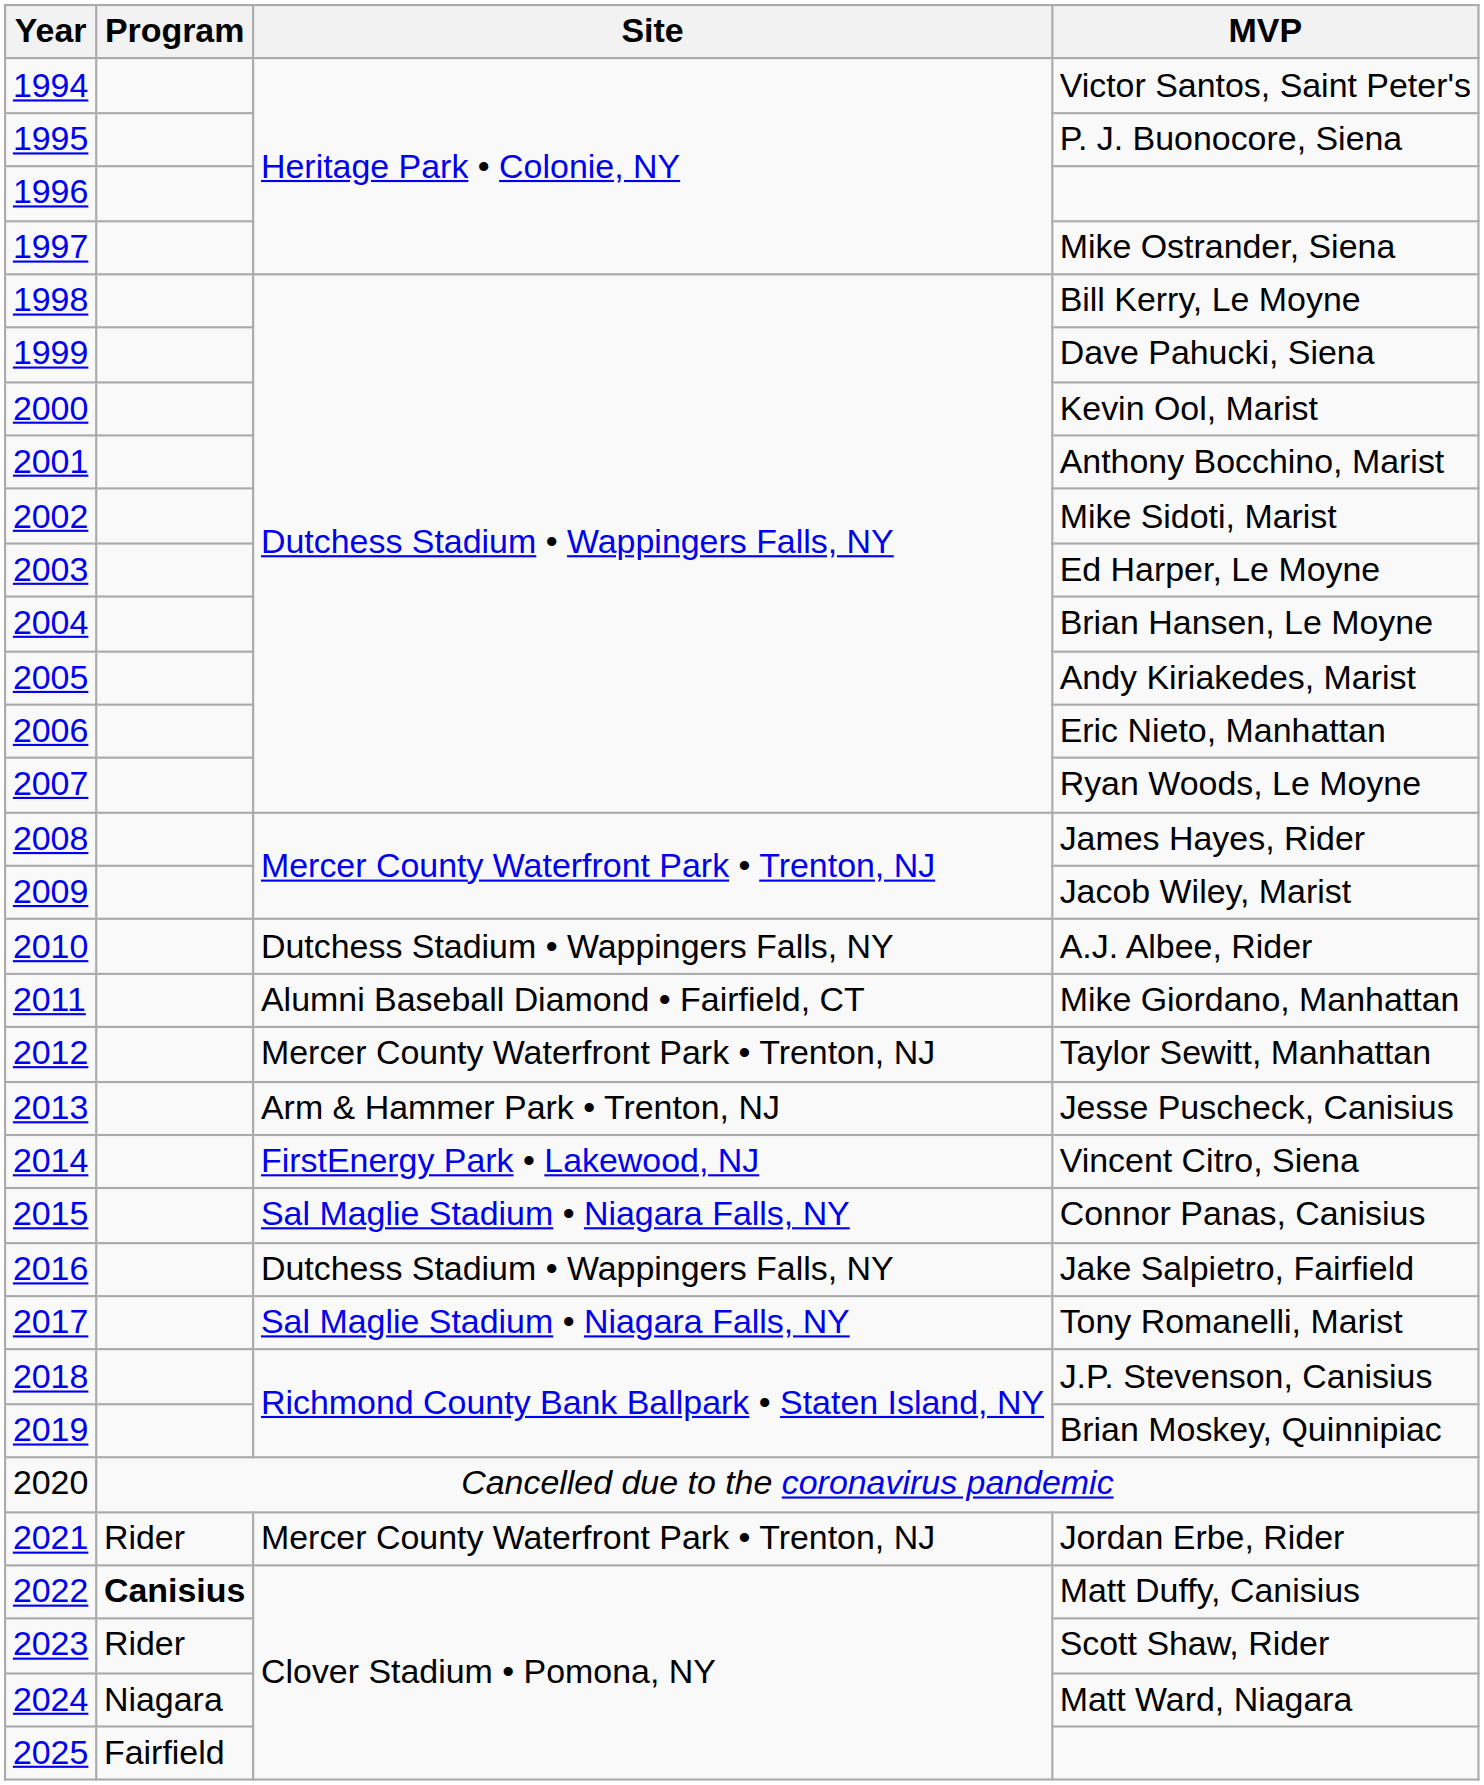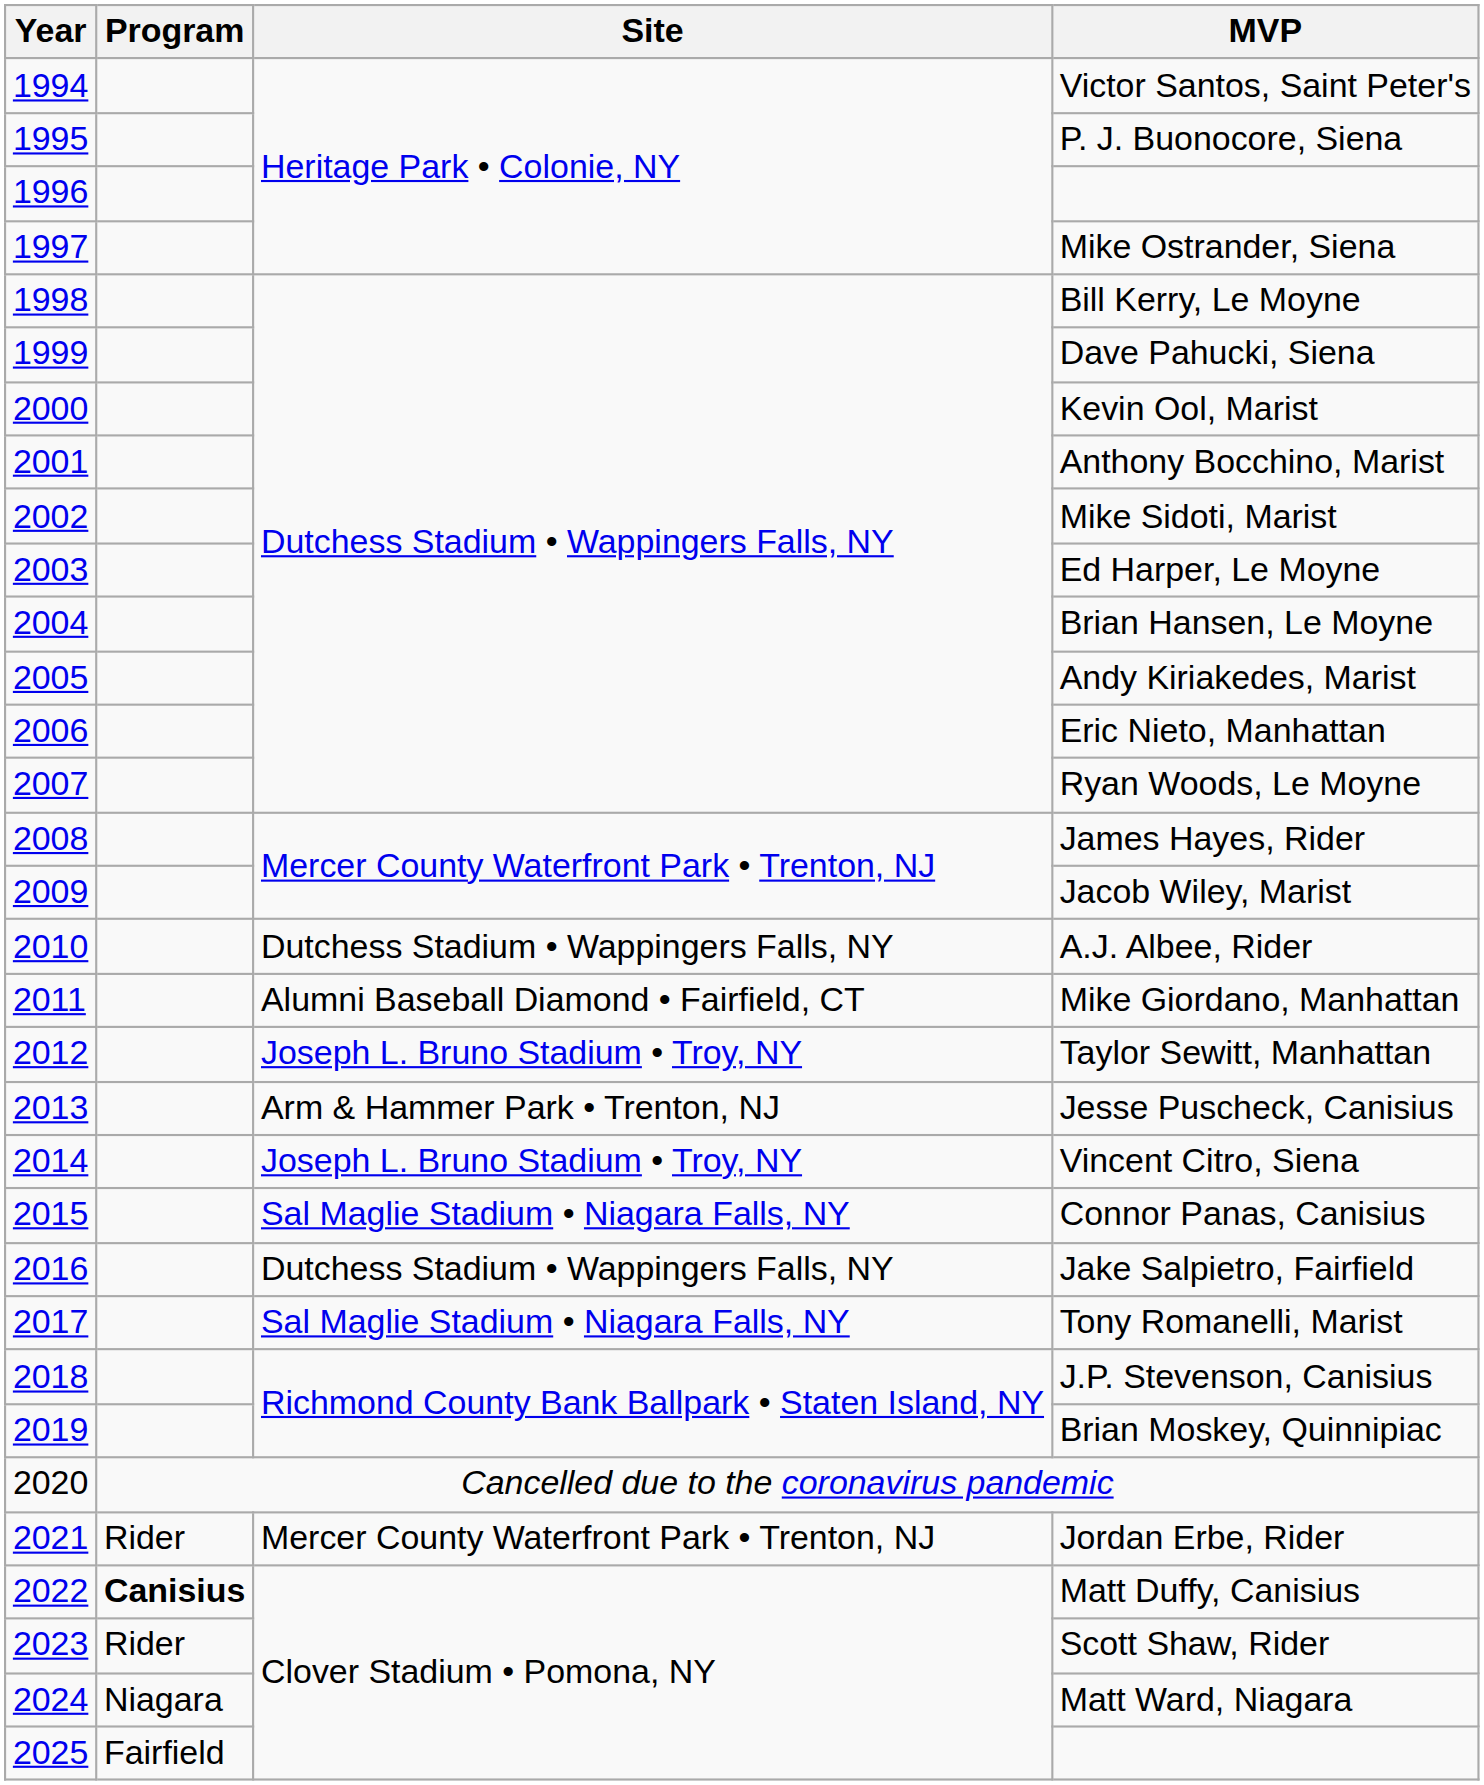(598, 1053) Mercer County Waterfront Park • Trenton, NJ -> (532, 1053) Joseph L. Bruno Stadium • Troy, NY
(510, 1161) FirstEnergy Park • Lakewood, NJ -> (532, 1161) Joseph L. Bruno Stadium • Troy, NY
